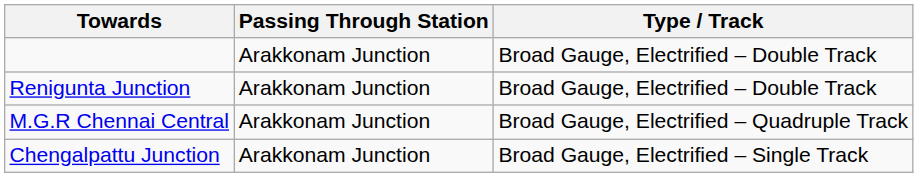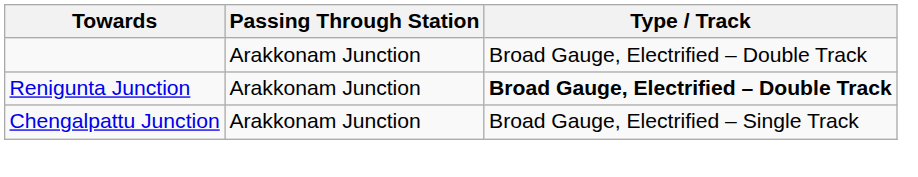(687, 88) normal -> (690, 88) bold
- row: (119, 121)
